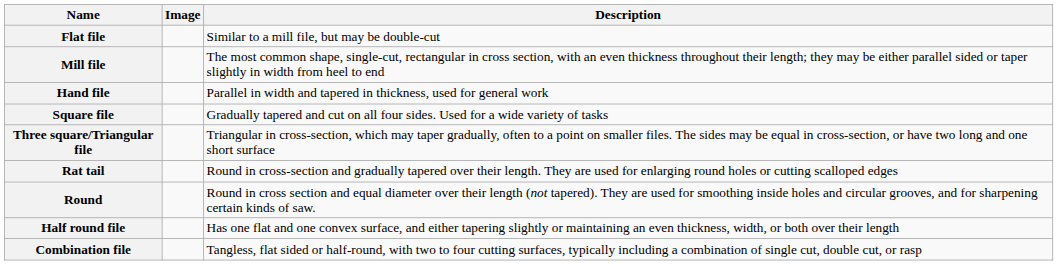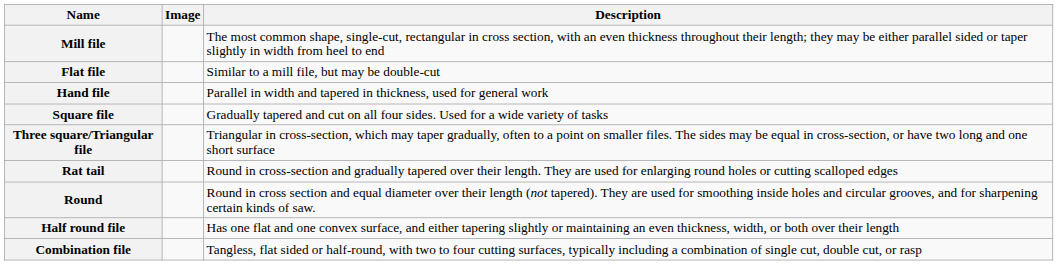rows swapped: (83, 64) <-> (83, 36)
